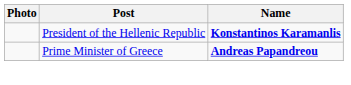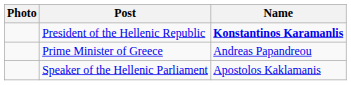(264, 51) bold -> (262, 51) normal
+ row: (125, 70)
